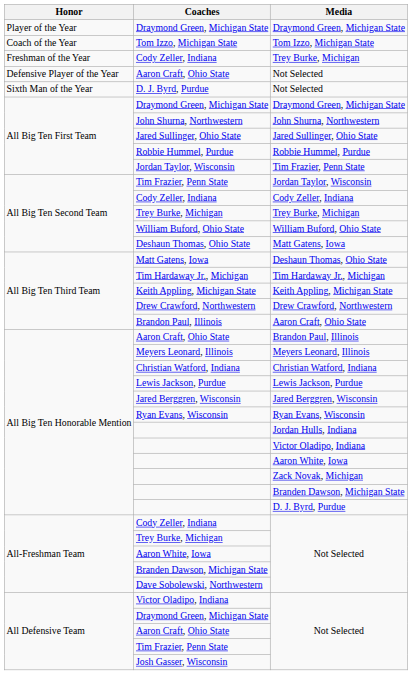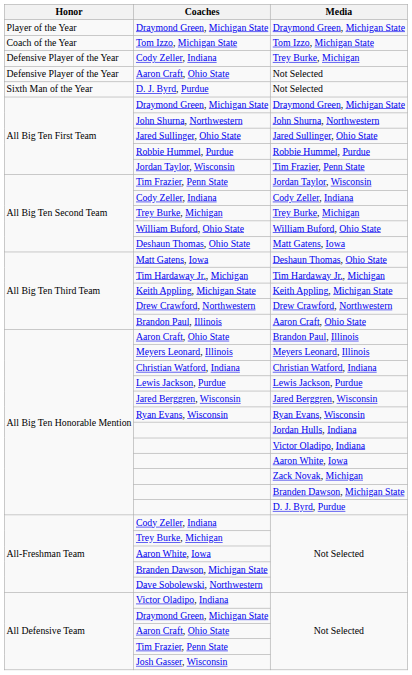(48, 58) Freshman of the Year -> (63, 58) Defensive Player of the Year
